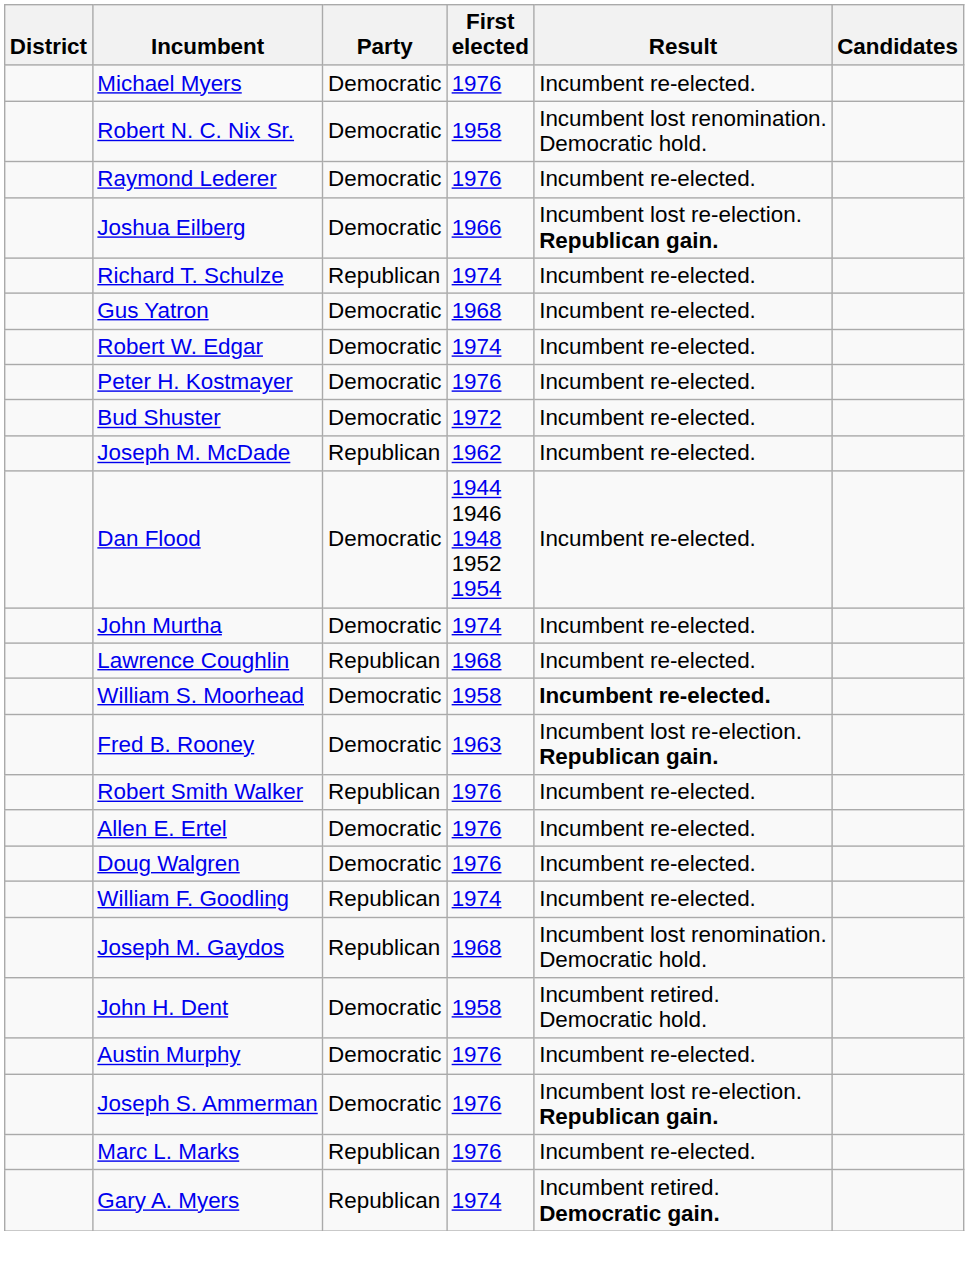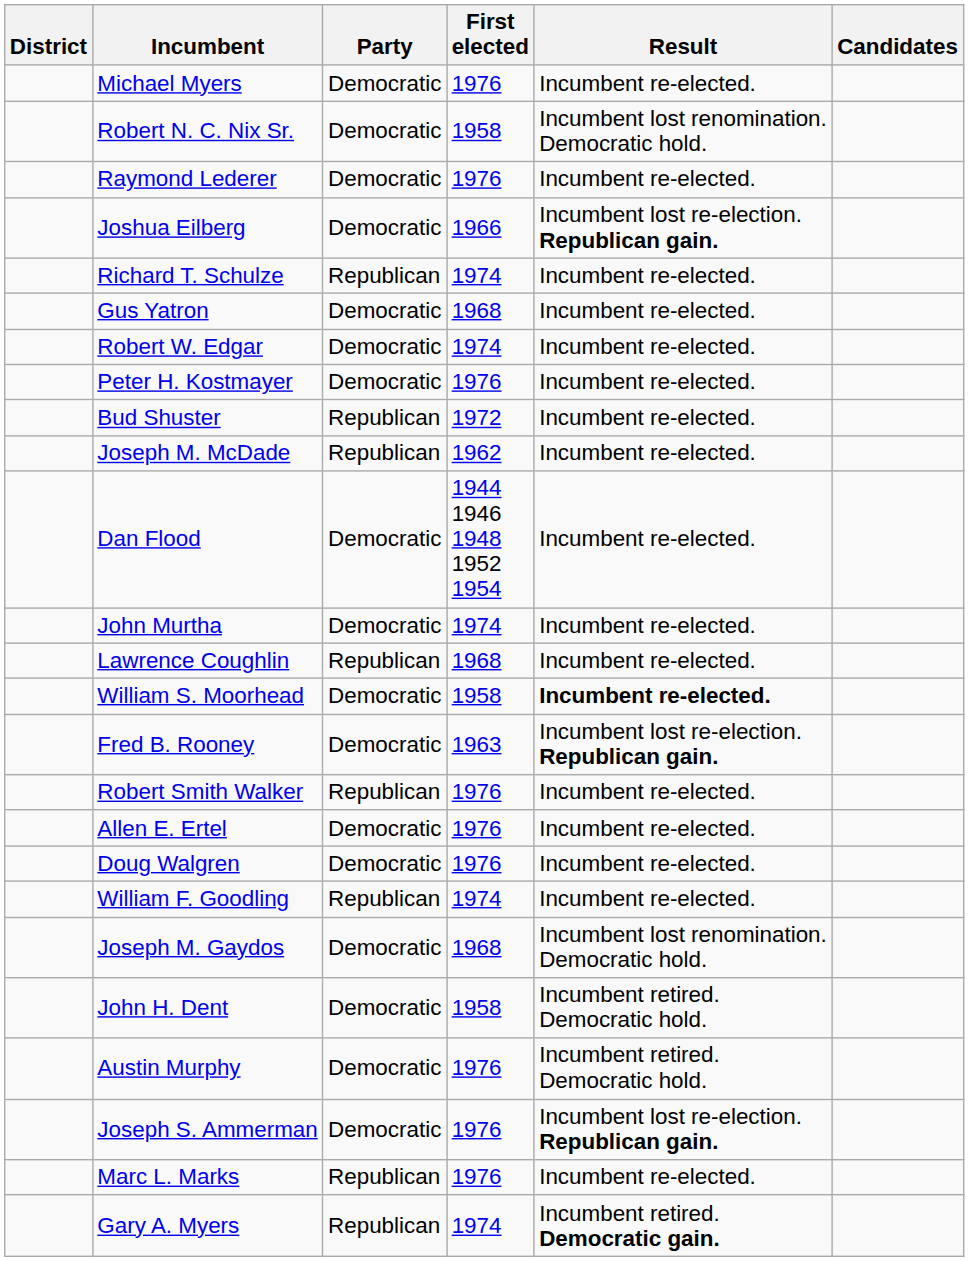(385, 417) Democratic -> (384, 417) Republican
(384, 946) Republican -> (385, 946) Democratic
(647, 1055) Incumbent re-elected. -> (629, 1068) Incumbent retired. Democratic hold.
